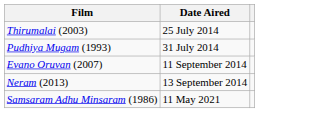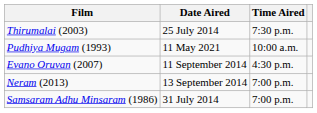+ column: (278, 13)
(191, 47) 31 July 2014 -> (191, 47) 11 May 2021
(191, 99) 11 May 2021 -> (191, 99) 31 July 2014
